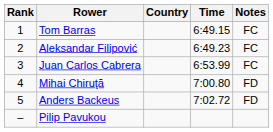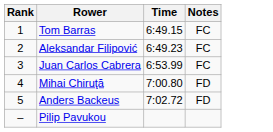- column: (167, 13)
